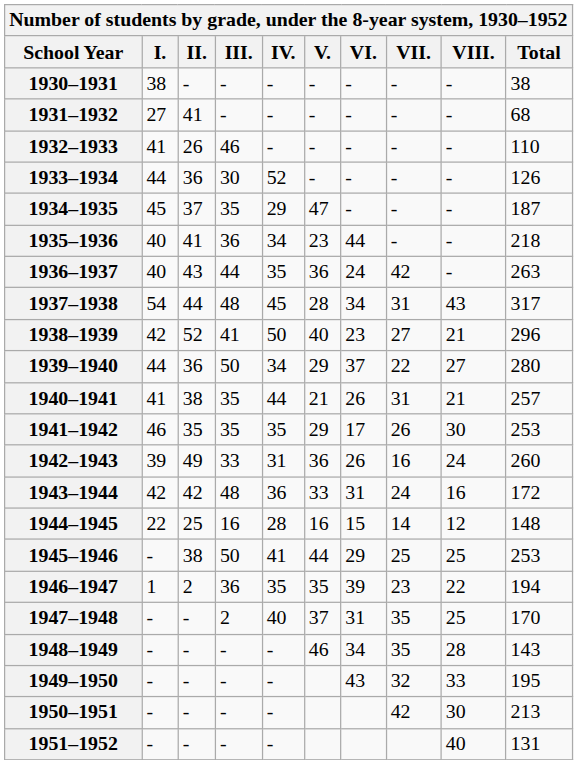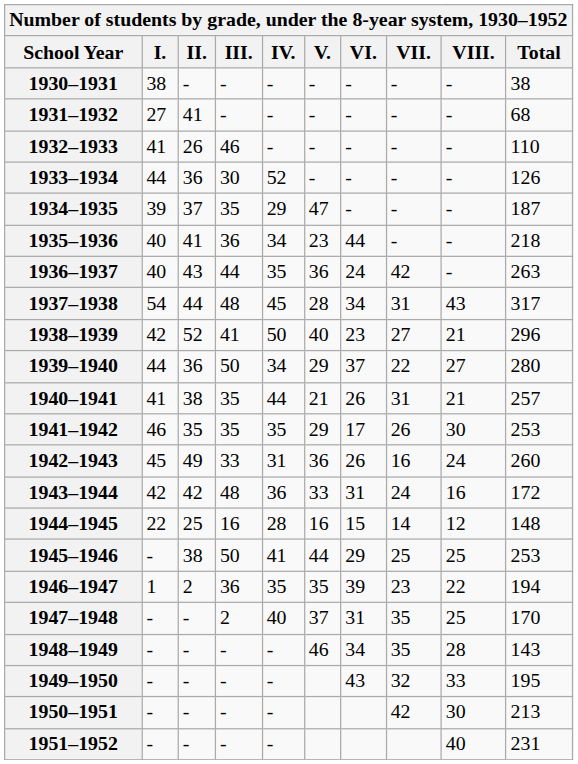(156, 209) 45 -> (156, 209) 39
(156, 460) 39 -> (156, 460) 45
(525, 743) 131 -> (525, 743) 231
